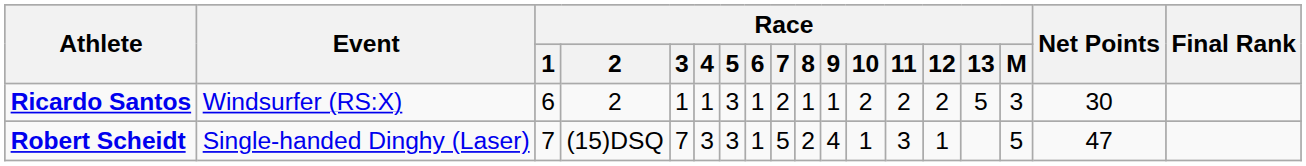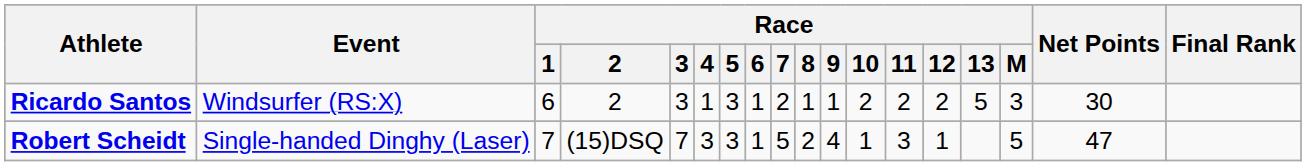(682, 103) 1 -> (682, 103) 3
